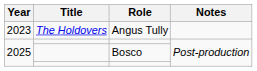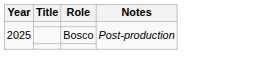- row: (19, 30)
